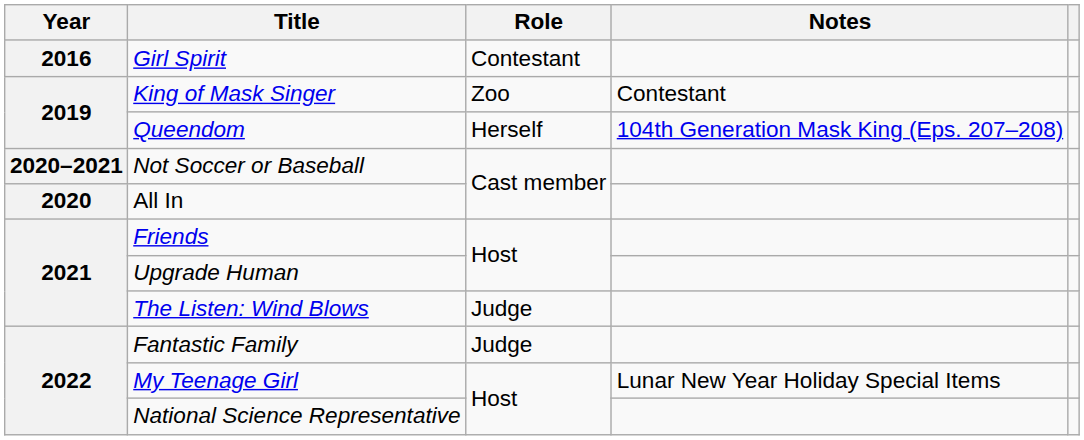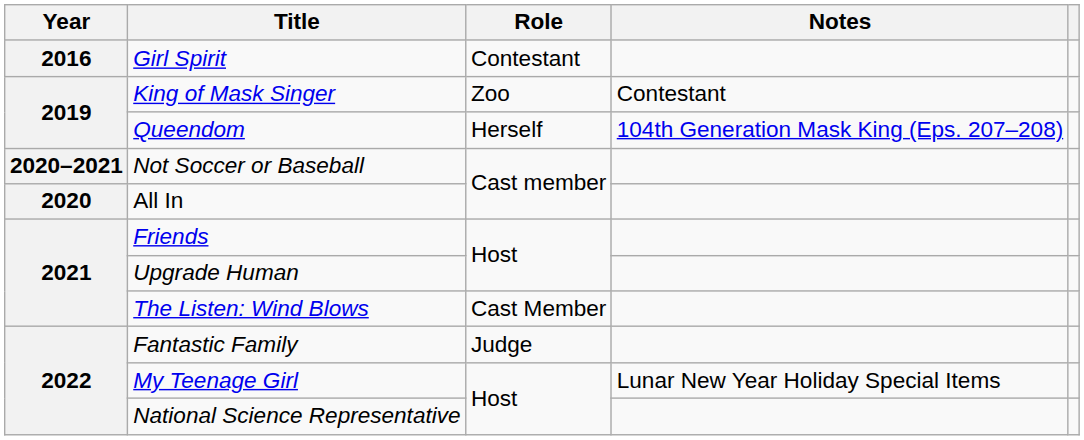(502, 308) Judge -> (539, 308) Cast Member
